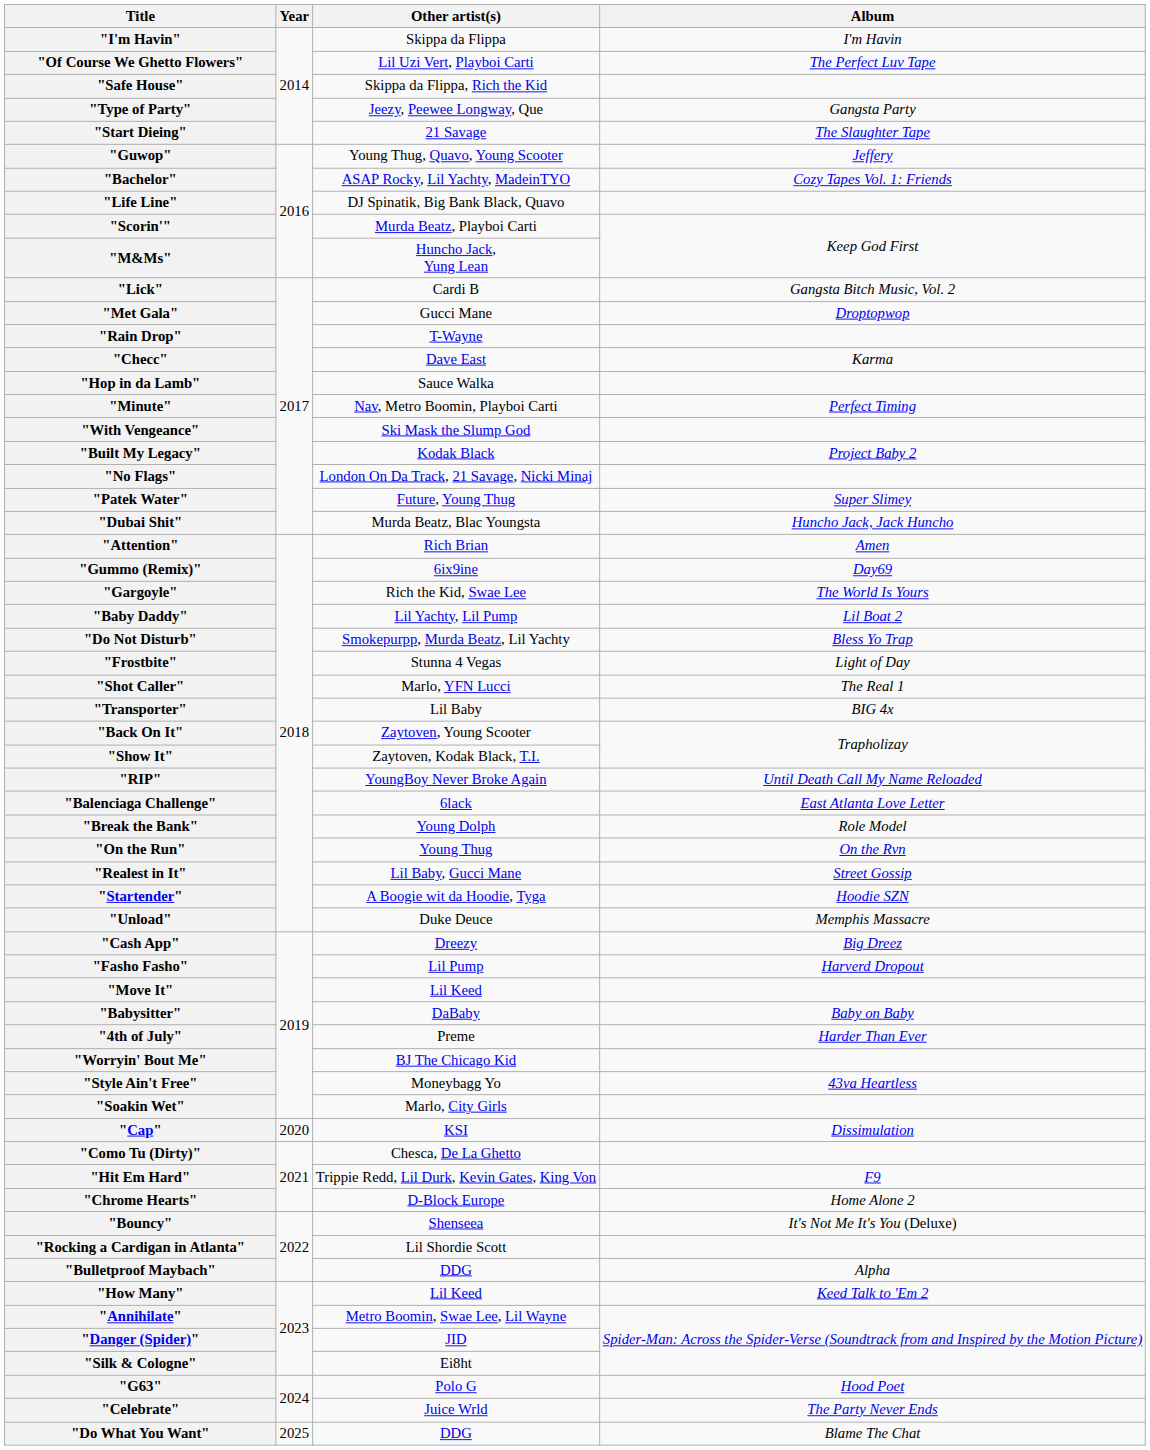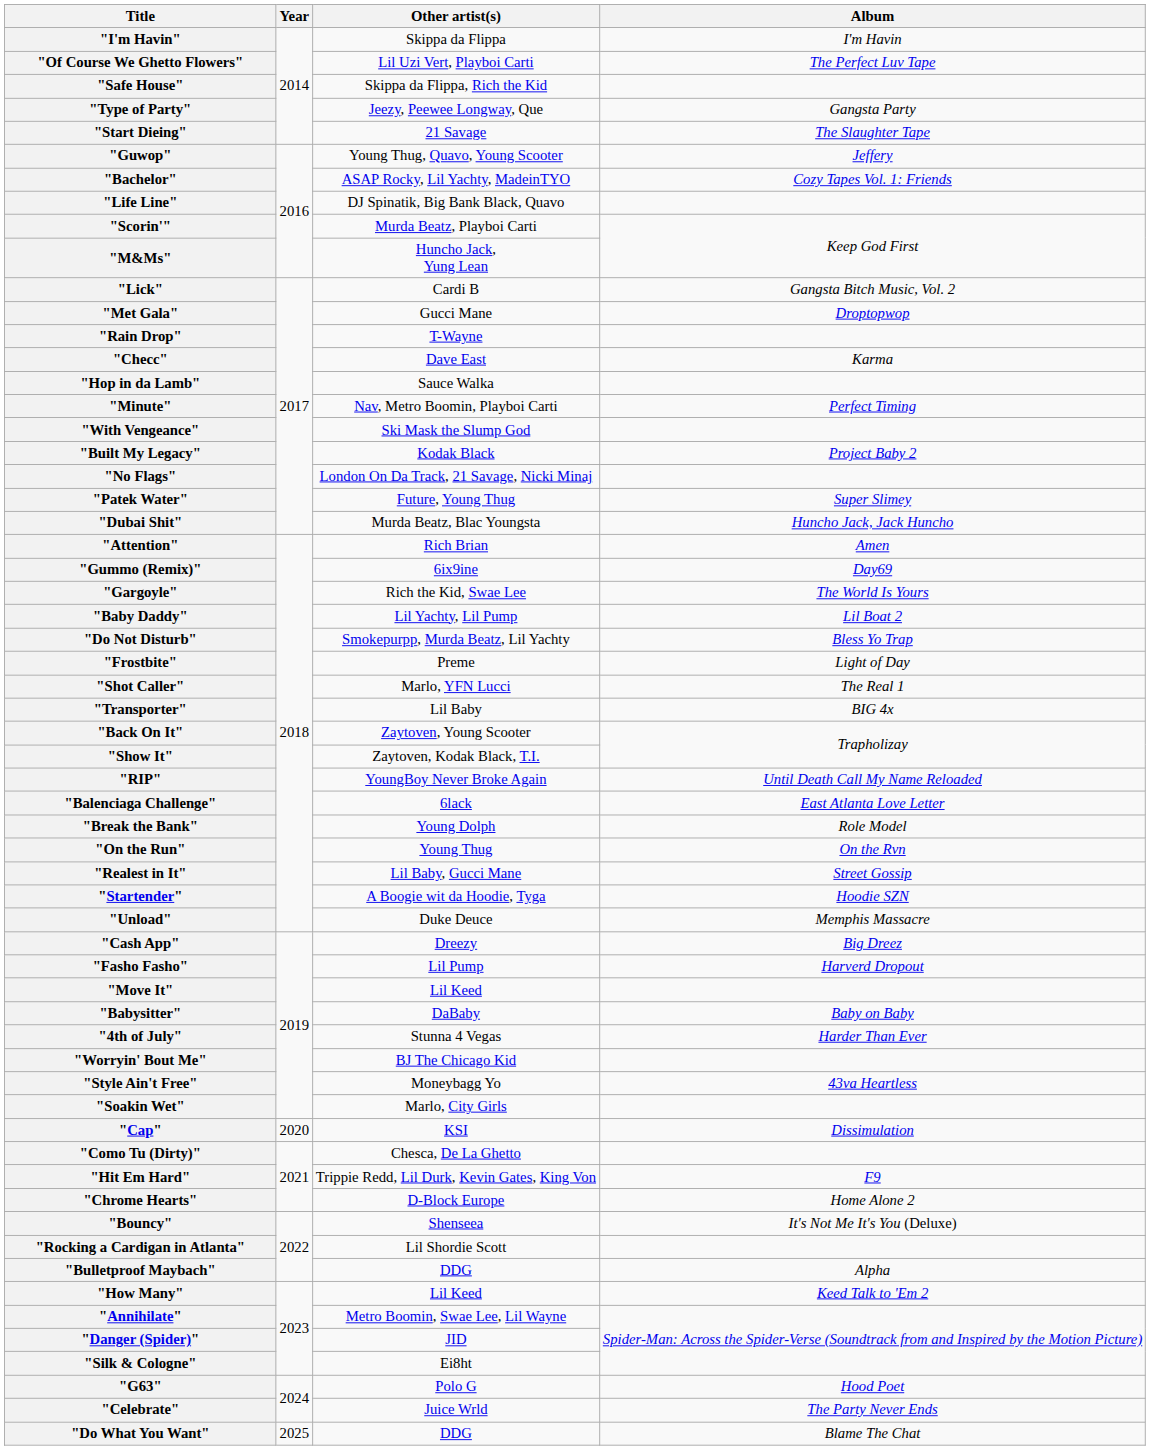(456, 663) Stunna 4 Vegas -> (456, 663) Preme
(456, 1036) Preme -> (456, 1036) Stunna 4 Vegas
